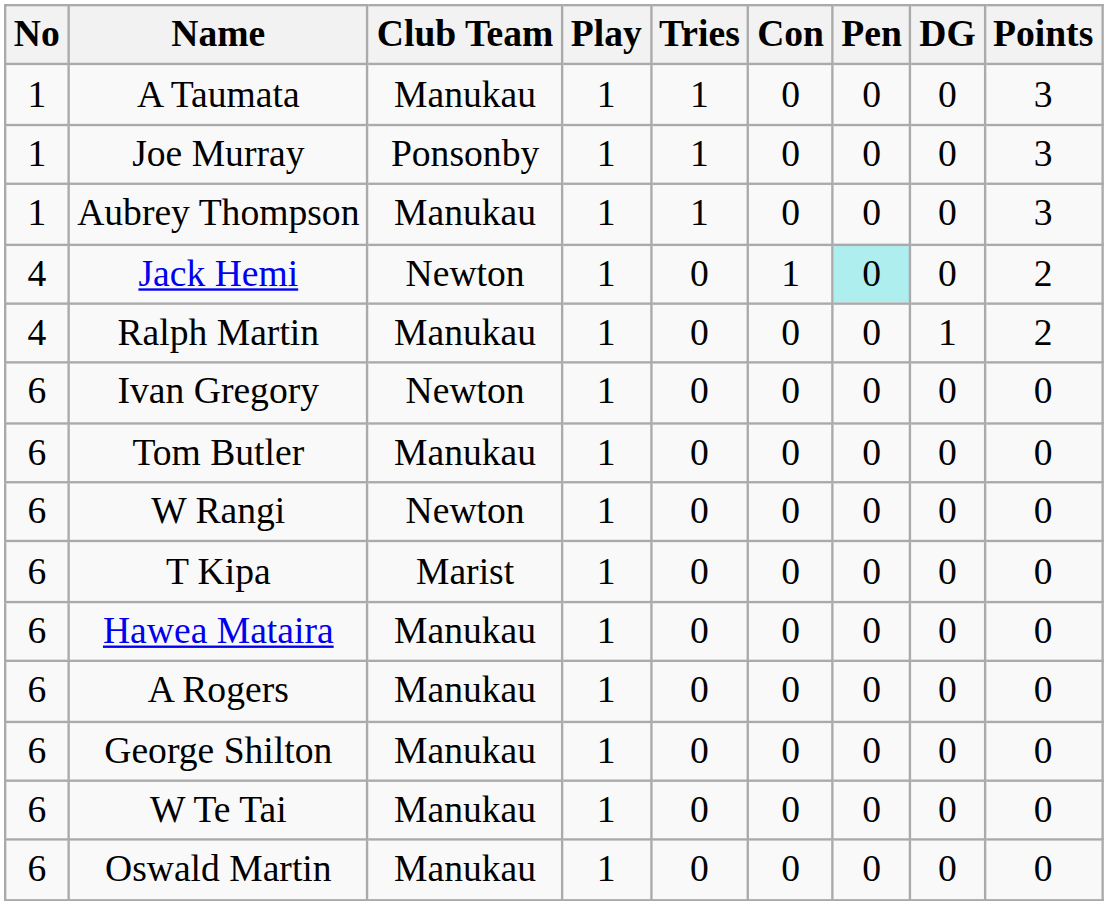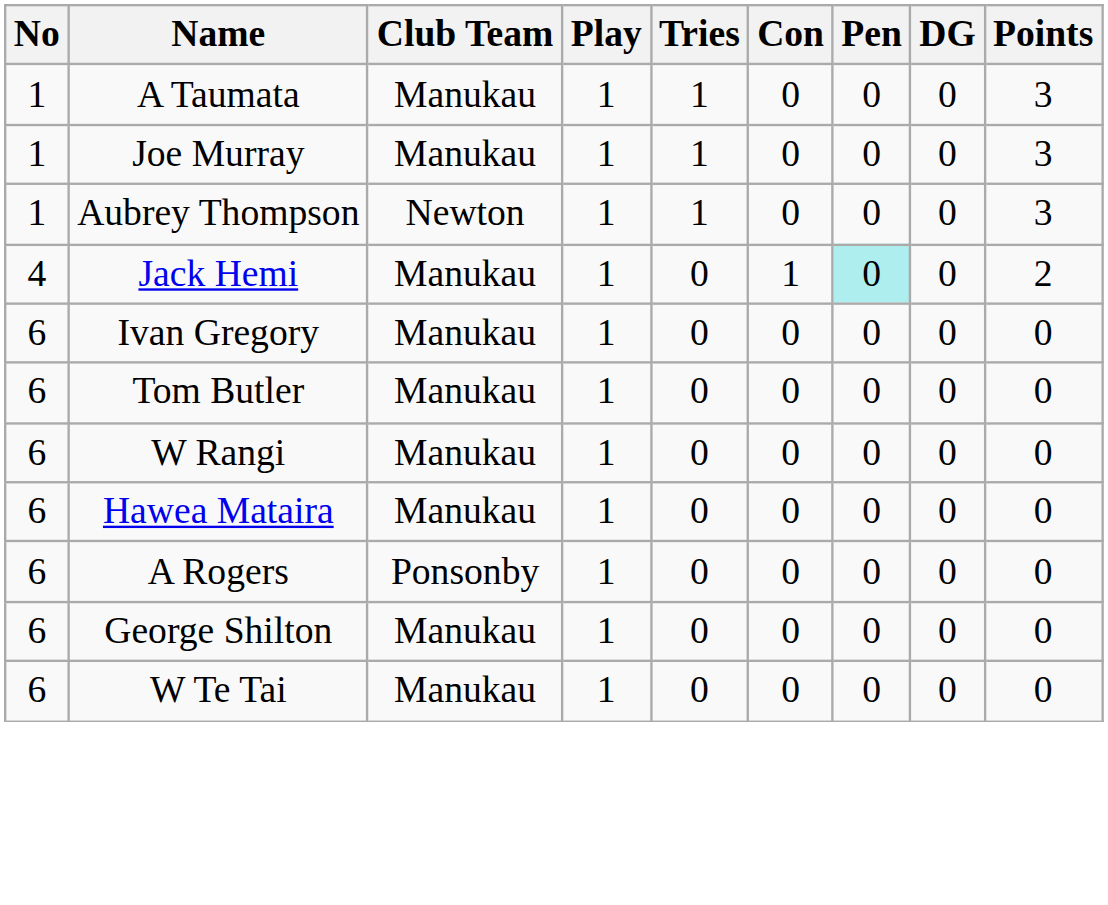(465, 153) Ponsonby -> (465, 153) Manukau
(465, 213) Manukau -> (465, 213) Newton
(465, 272) Newton -> (465, 272) Manukau
- row: (218, 332)
(465, 392) Newton -> (465, 332) Manukau
(465, 511) Newton -> (465, 451) Manukau
- row: (218, 570)
(465, 690) Manukau -> (465, 570) Ponsonby
- row: (218, 869)
